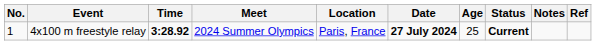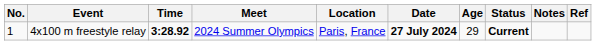(472, 31) 25 -> (472, 31) 29
